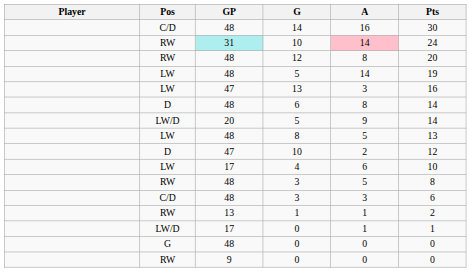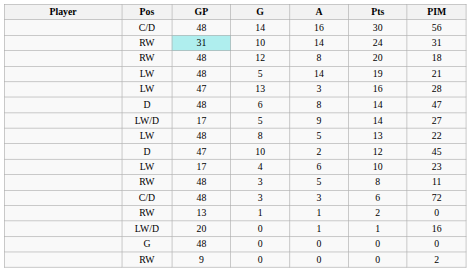+ column: (437, 12)
(365, 43) pink background -> (319, 43) no background
(229, 120) 20 -> (201, 120) 17
(229, 228) 17 -> (201, 228) 20
